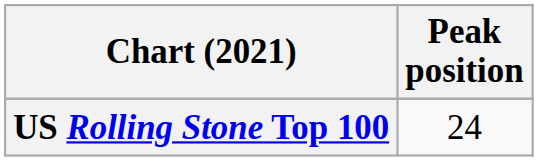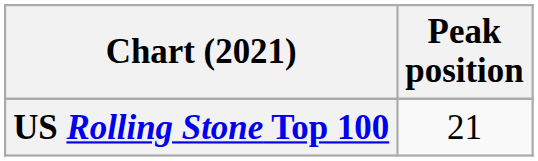(464, 126) 24 -> (464, 126) 21
